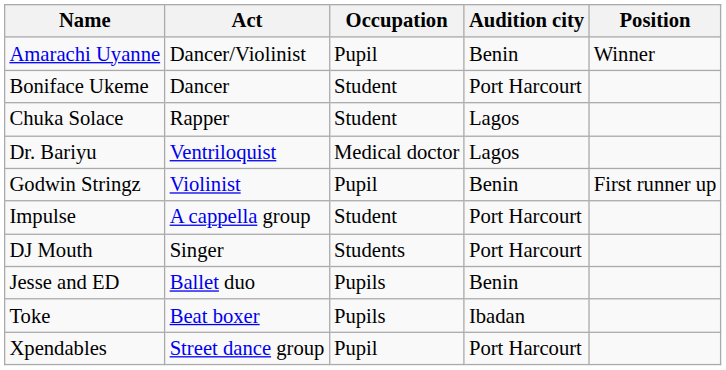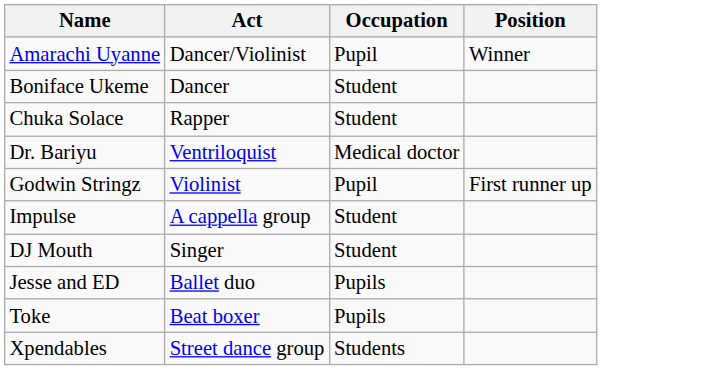- column: (527, 20)
(369, 250) Students -> (365, 250) Student
(356, 348) Pupil -> (369, 348) Students
